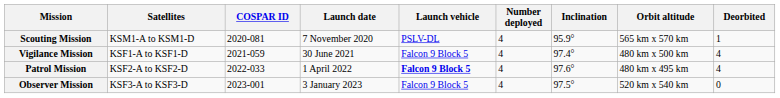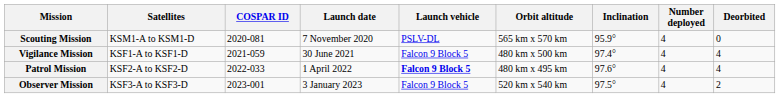columns swapped: (665, 17) <-> (524, 17)
(718, 38) 1 -> (718, 38) 0
(718, 85) 0 -> (718, 85) 2
